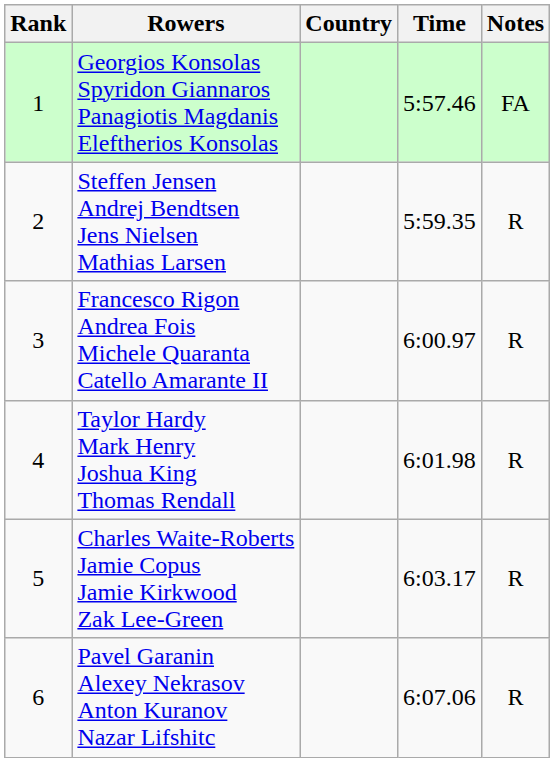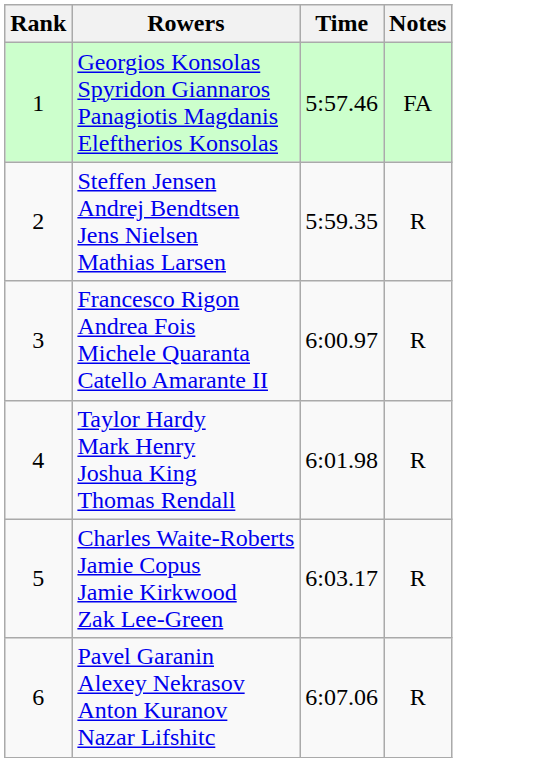- column: (349, 23)
